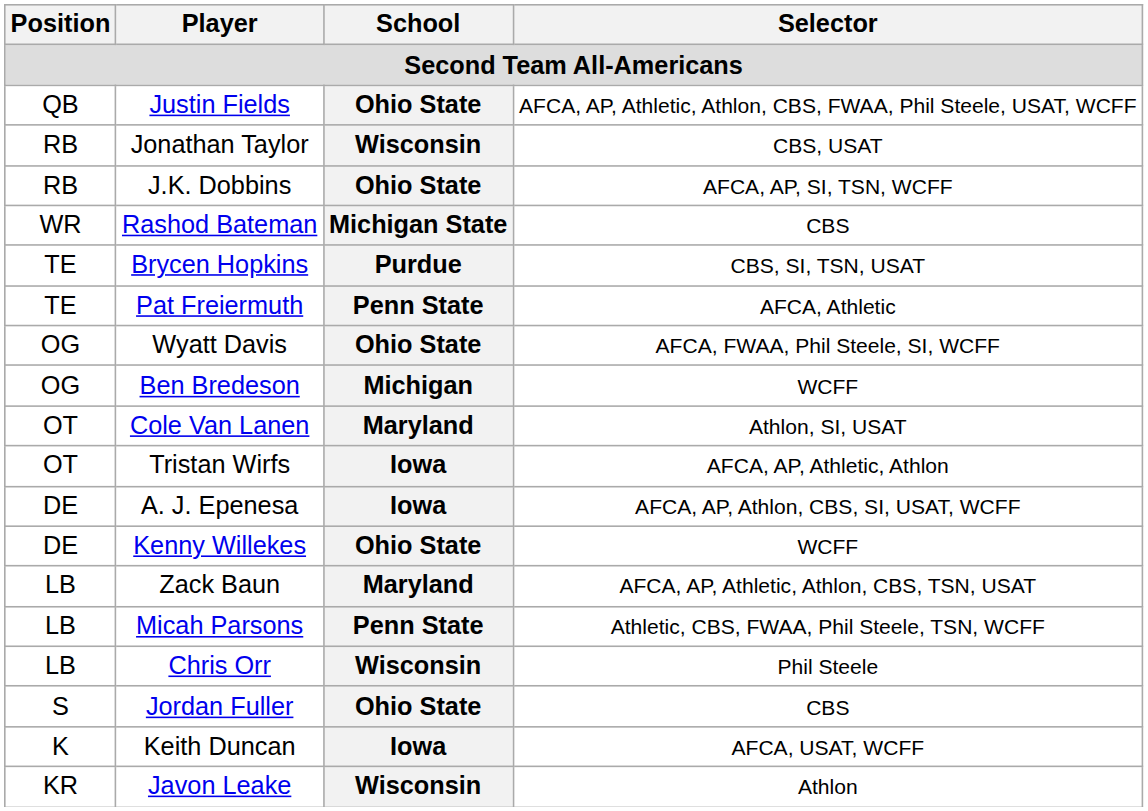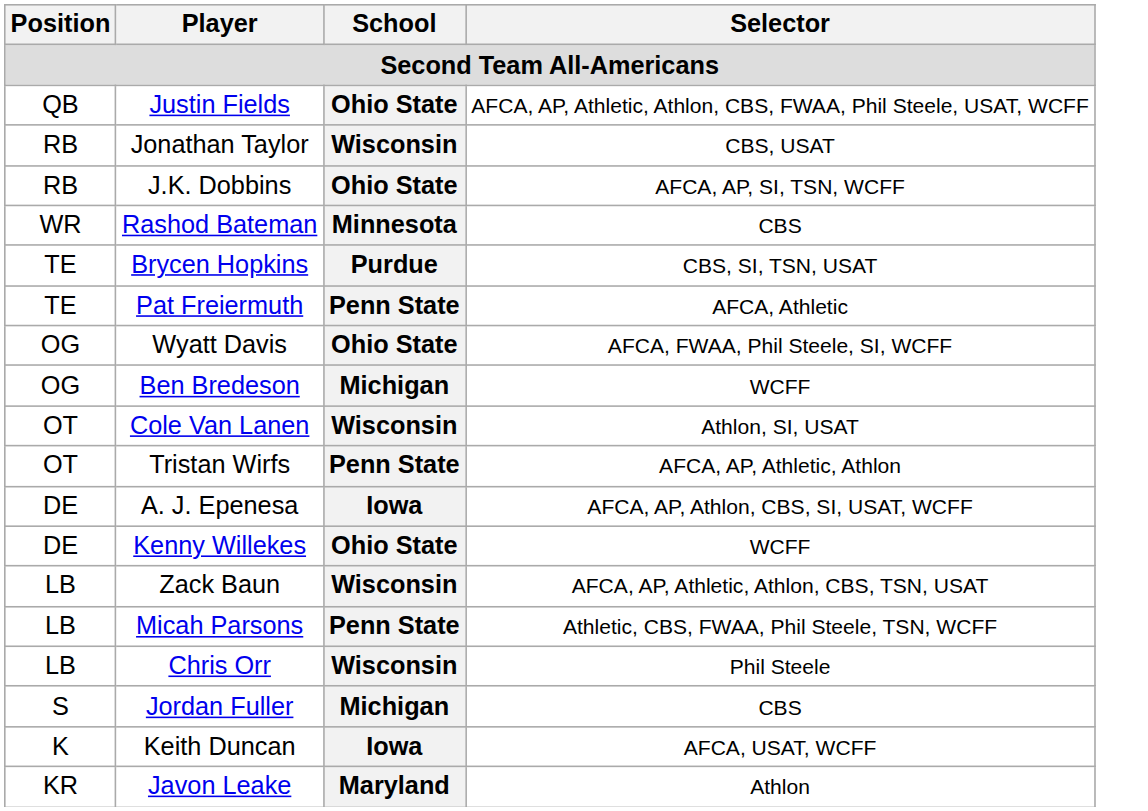(418, 225) Michigan State -> (394, 225) Minnesota
(418, 425) Maryland -> (394, 425) Wisconsin
(418, 465) Iowa -> (394, 465) Penn State
(418, 585) Maryland -> (394, 585) Wisconsin
(418, 706) Ohio State -> (394, 706) Michigan
(418, 786) Wisconsin -> (394, 786) Maryland
